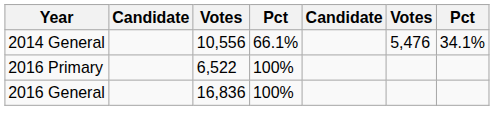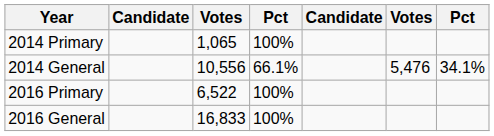+ row: (56, 42)
(221, 93) 16,836 -> (221, 118) 16,833
